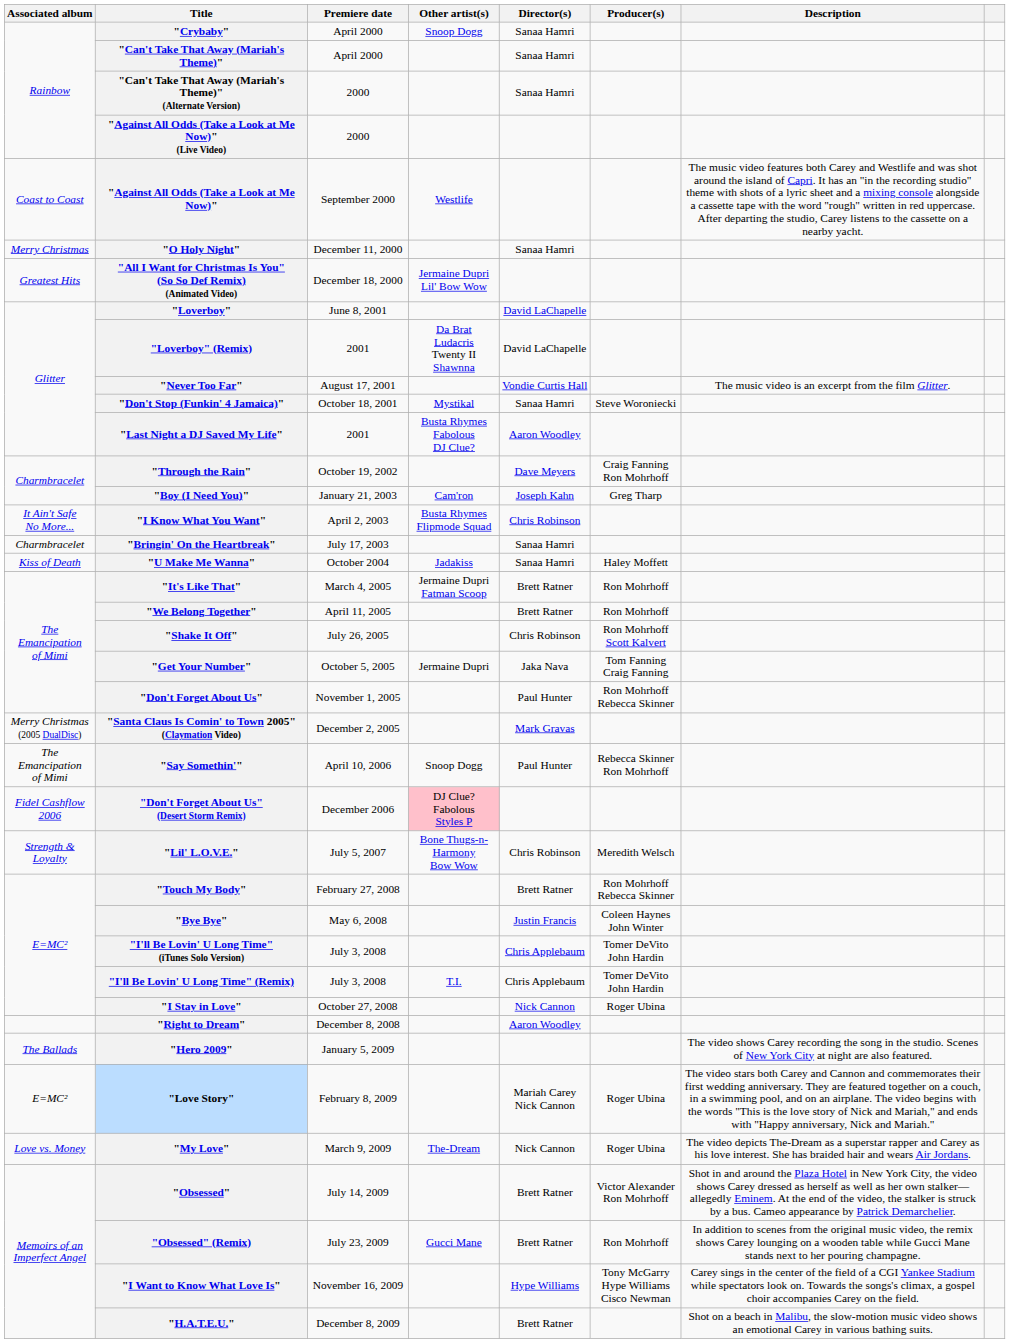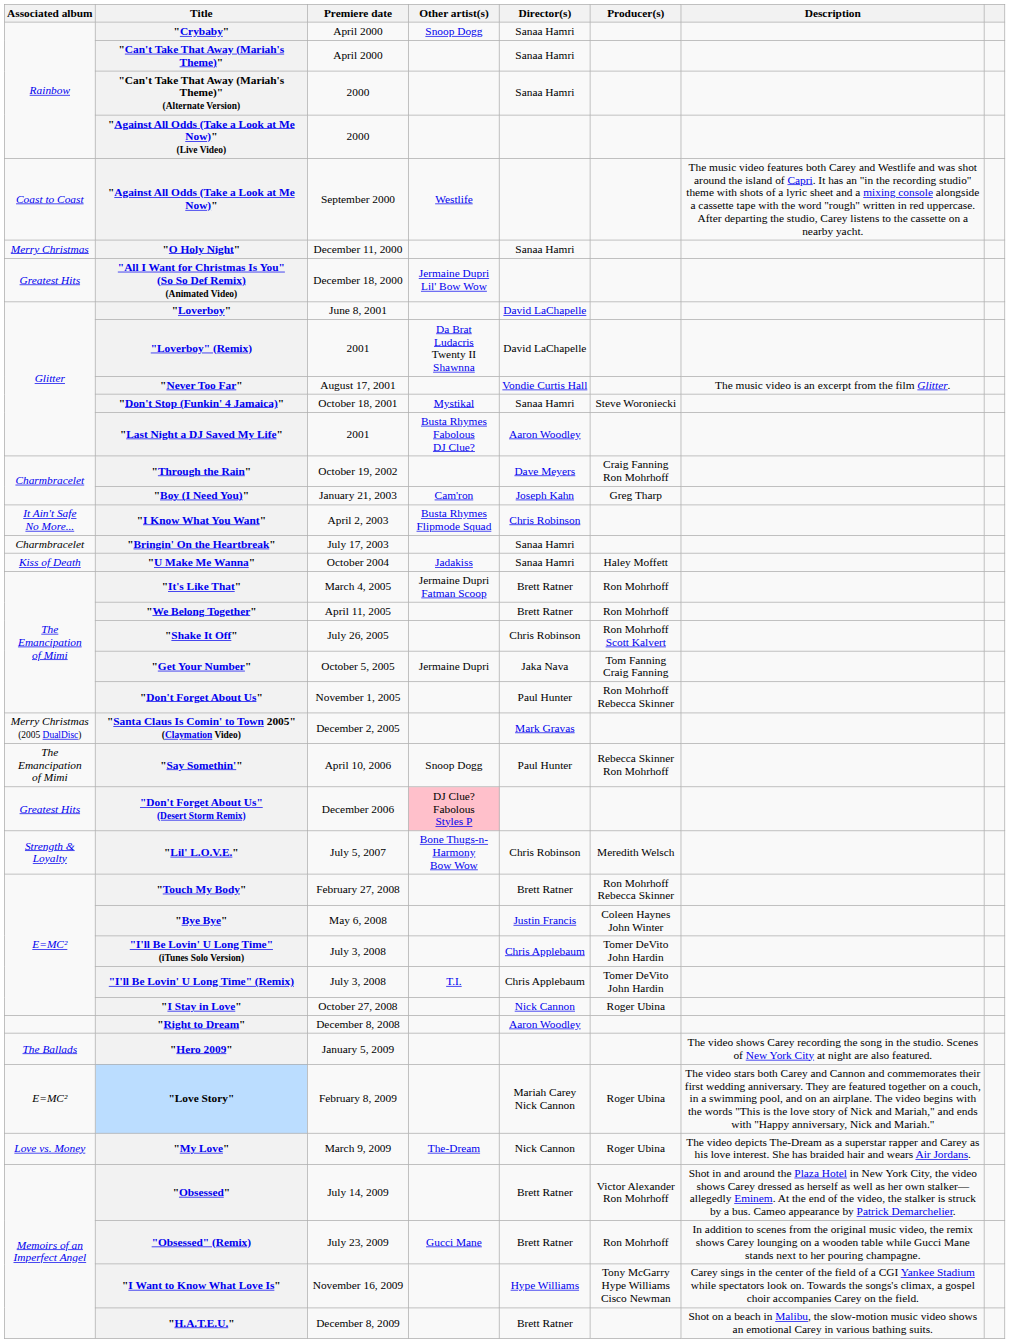(50, 808) Fidel Cashflow 2006 -> (50, 808) Greatest Hits
